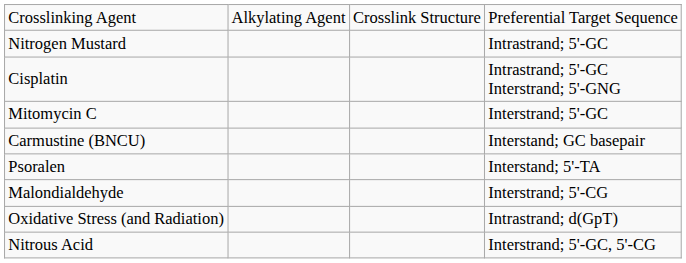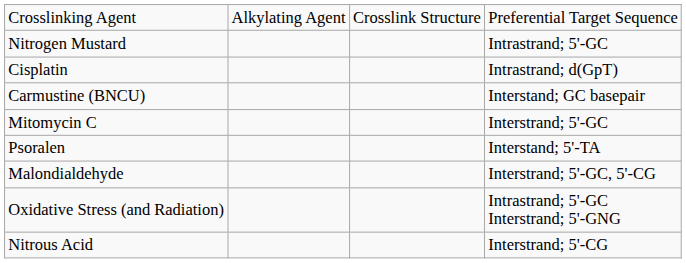(555, 79) Intrastrand; 5'-GC Interstrand; 5'-GNG -> (553, 69) Intrastrand; d(GpT)
rows swapped: (77, 140) <-> (52, 114)
(548, 192) Interstrand; 5'-CG -> (572, 174) Interstrand; 5'-GC, 5'-CG
(553, 219) Intrastrand; d(GpT) -> (555, 209) Intrastrand; 5'-GC Interstrand; 5'-GNG
(572, 245) Interstrand; 5'-GC, 5'-CG -> (548, 245) Interstrand; 5'-CG
